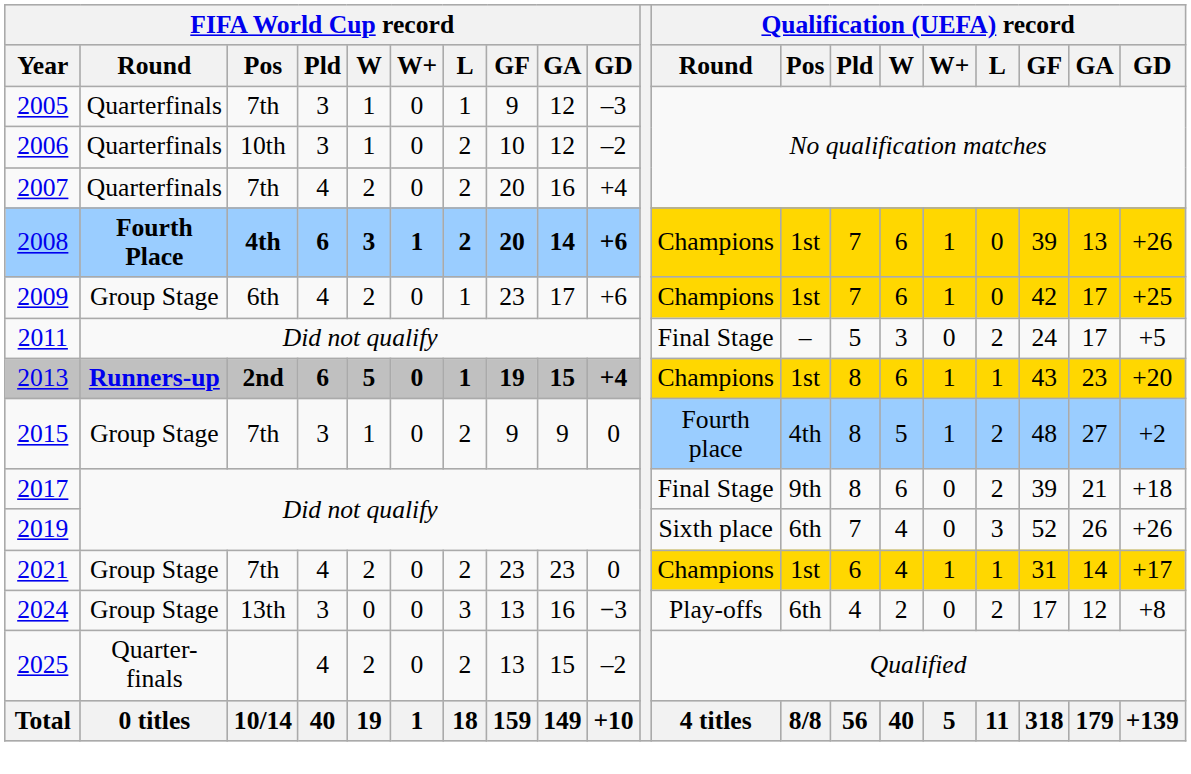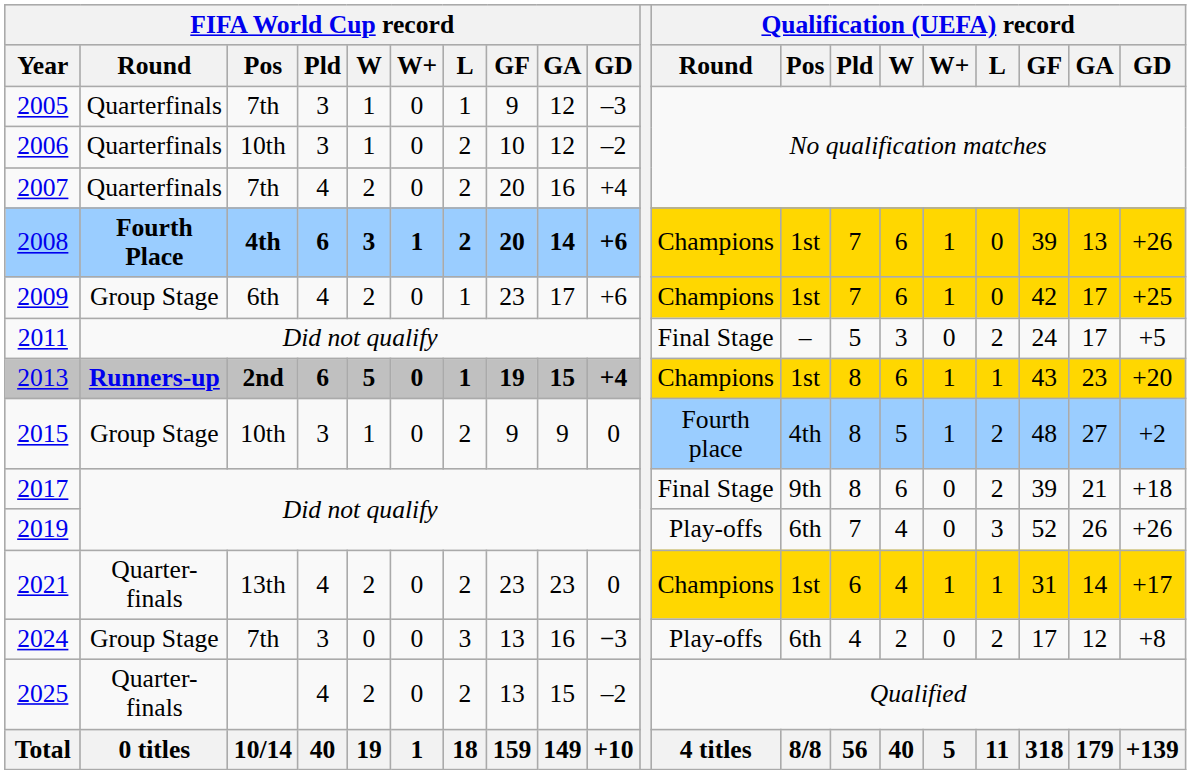(263, 433) 7th -> (263, 433) 10th
(716, 529) Sixth place -> (716, 529) Play-offs
(154, 569) Group Stage -> (154, 584) Quarter-finals
(263, 569) 7th -> (263, 584) 13th
(263, 610) 13th -> (263, 639) 7th
